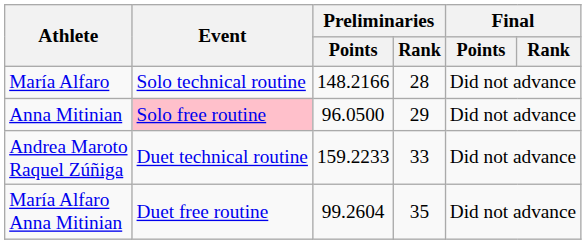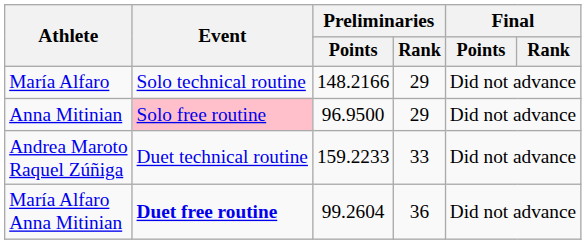(420, 82) 28 -> (420, 82) 29
(353, 114) 96.0500 -> (353, 114) 96.9500
(202, 212) normal -> (207, 212) bold
(420, 212) 35 -> (420, 212) 36
